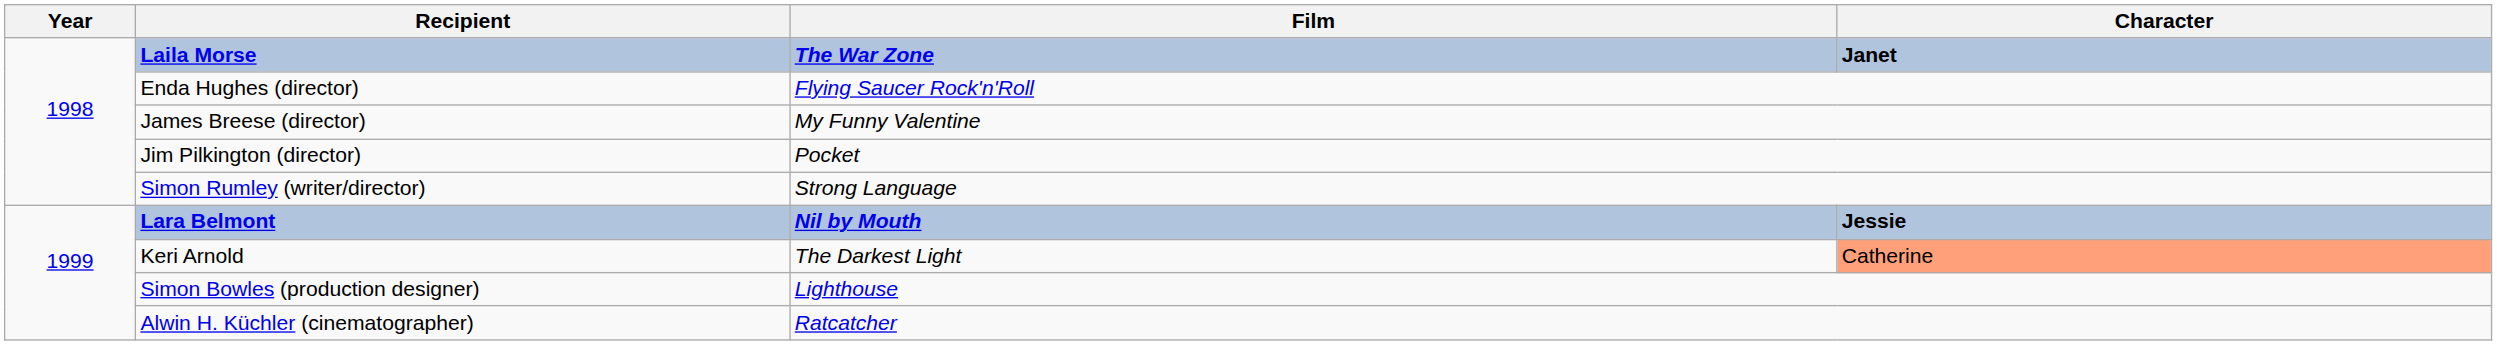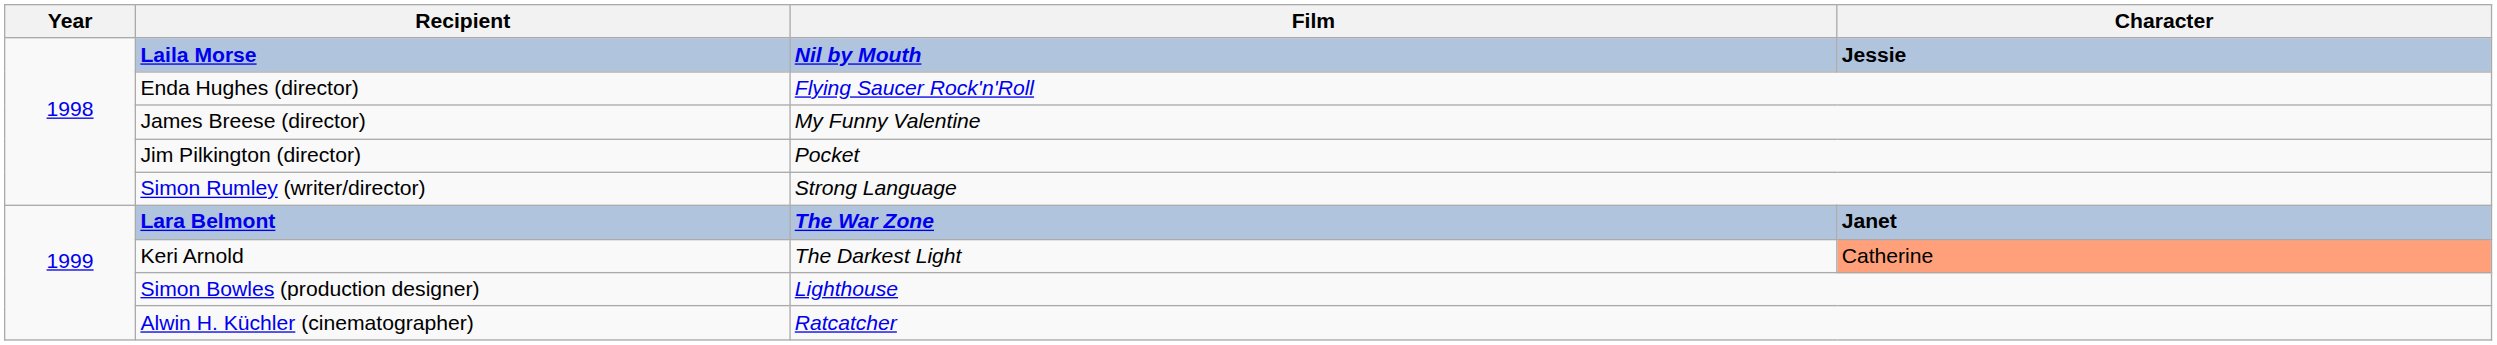(864, 54) The War Zone -> (858, 54) Nil by Mouth
(1869, 54) Janet -> (1874, 54) Jessie
(858, 222) Nil by Mouth -> (864, 222) The War Zone
(1874, 222) Jessie -> (1869, 222) Janet
